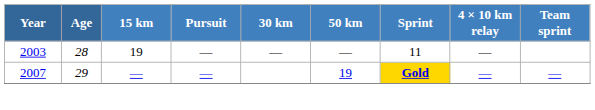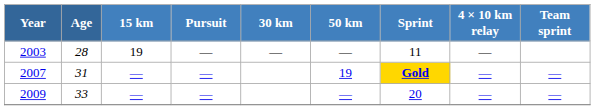(81, 73) 29 -> (81, 73) 31
+ row: (33, 94)
